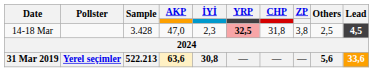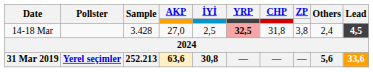(176, 30) 47,0 -> (176, 30) 27,0
(210, 30) 2,3 -> (210, 30) 2,5
(327, 30) 2,5 -> (327, 30) 2,4
(141, 59) 522.213 -> (141, 59) 252.213
